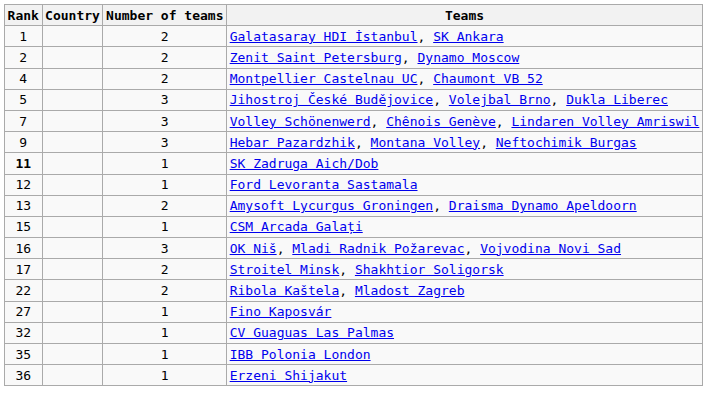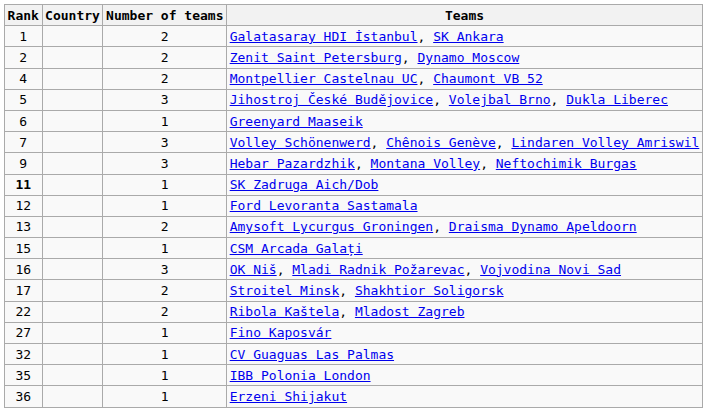+ row: (296, 121)
